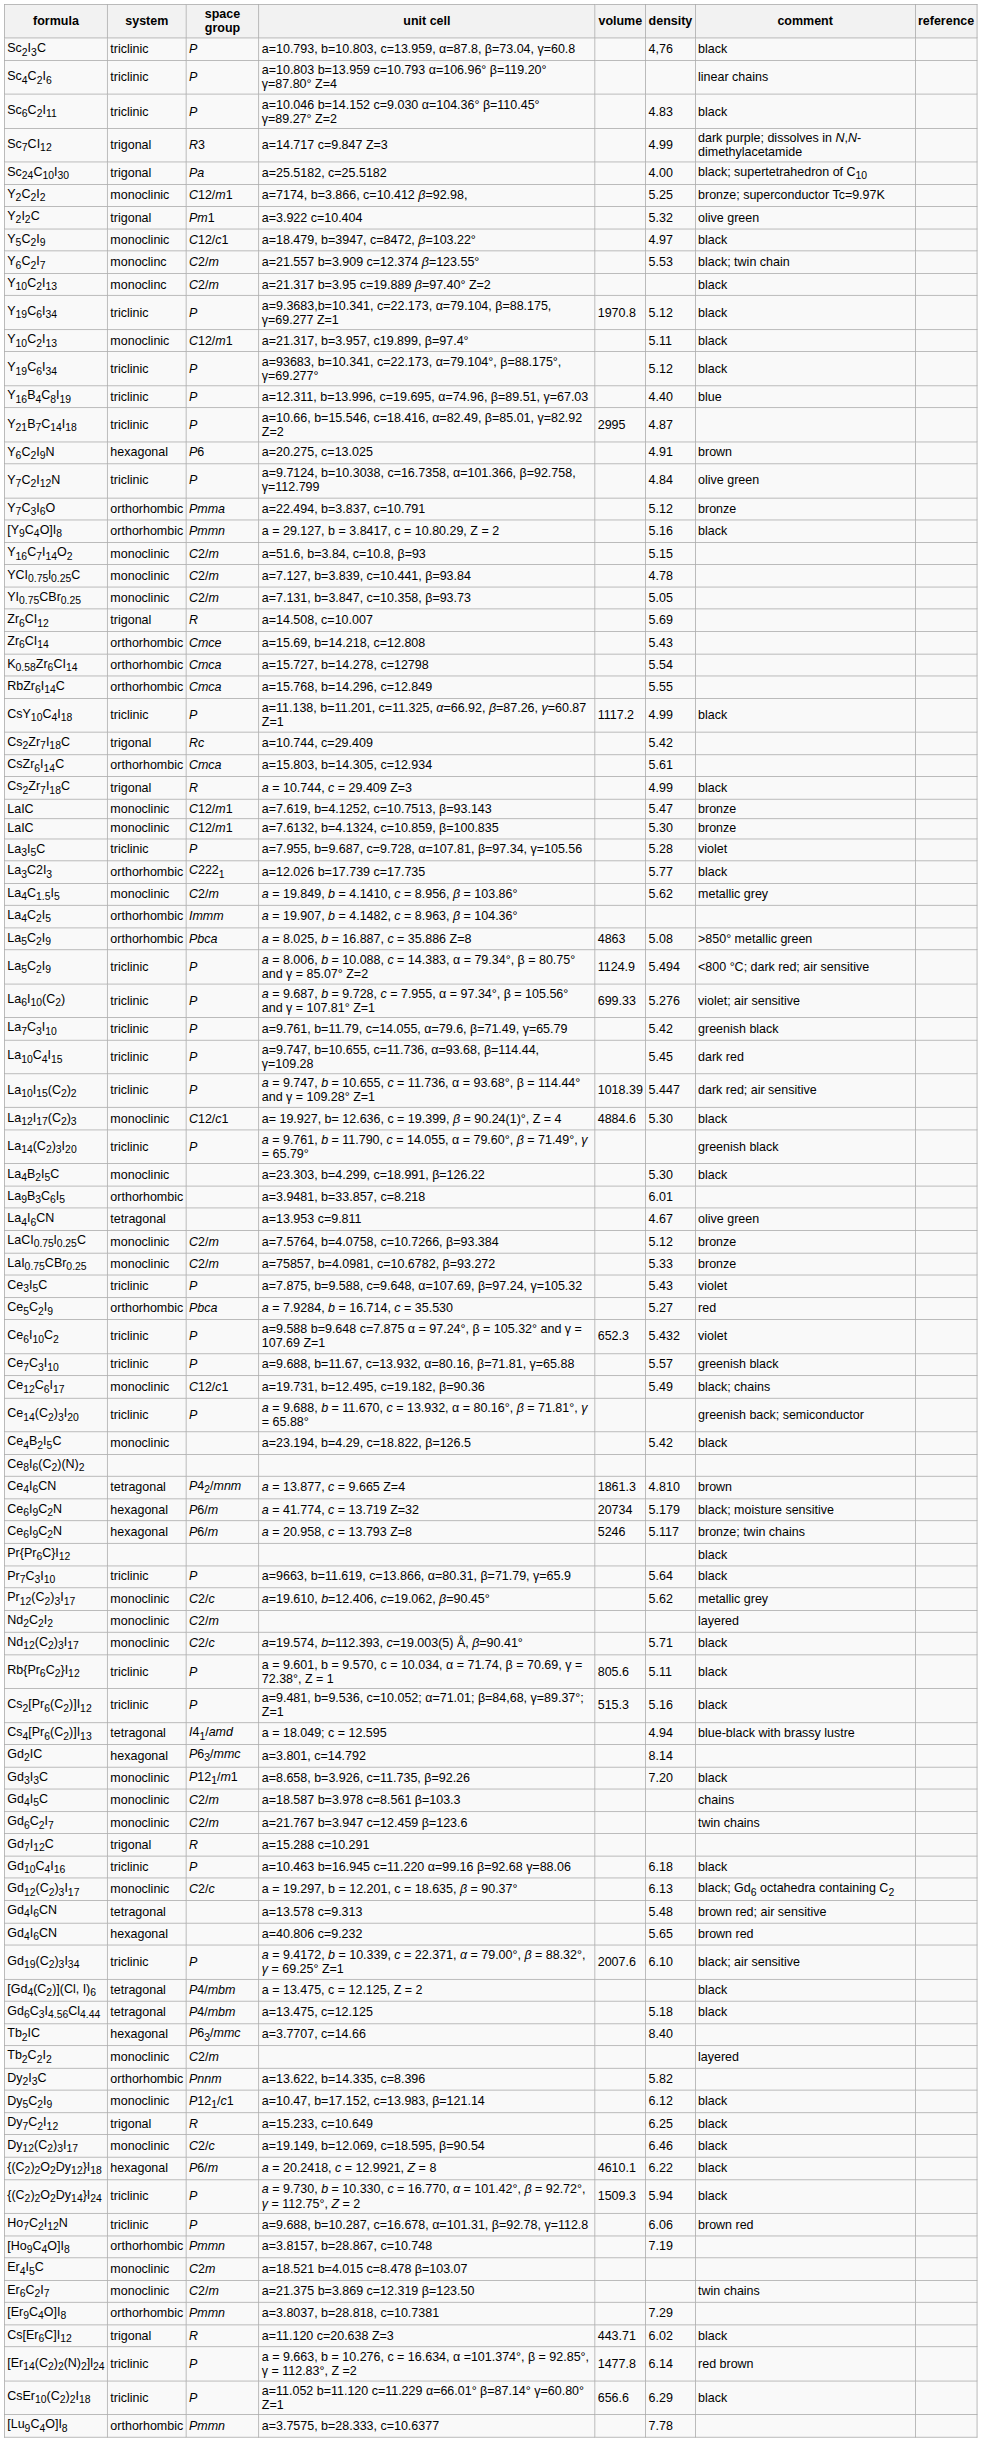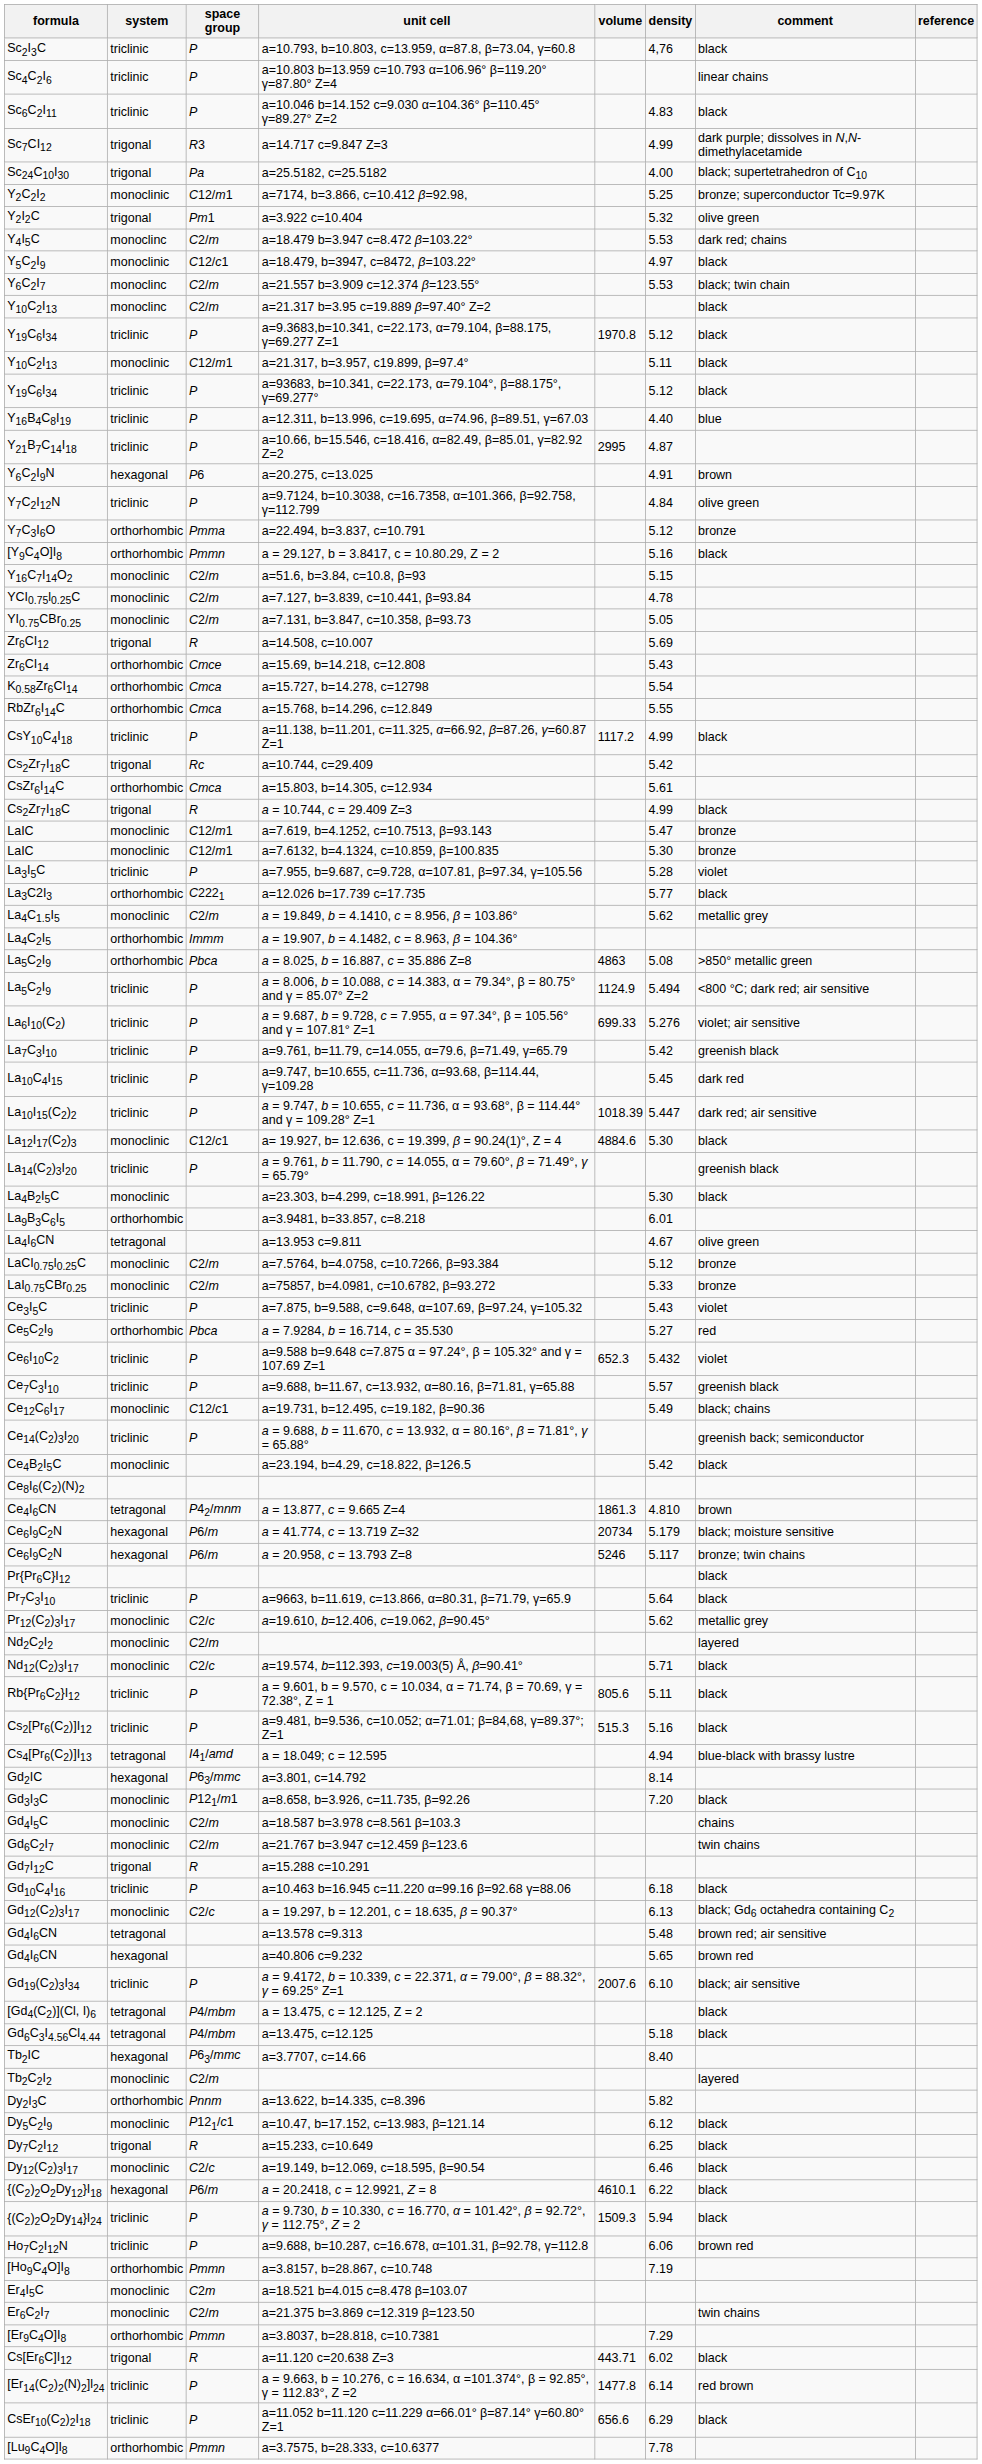+ row: (23, 240)
